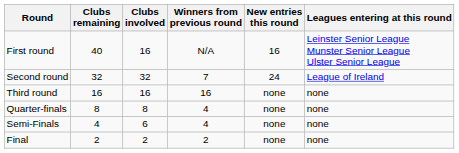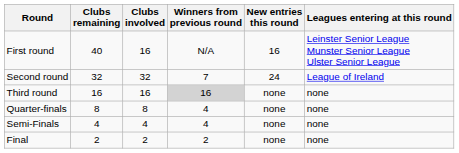(206, 93) no background -> (206, 93) lightgrey background
(145, 124) 6 -> (145, 124) 4
